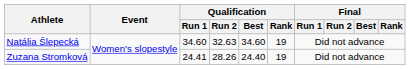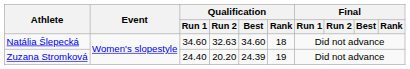(281, 42) 19 -> (281, 42) 18
(194, 57) 24.41 -> (194, 57) 24.40
(224, 57) 28.26 -> (224, 57) 20.20
(253, 57) 24.40 -> (253, 57) 24.39
